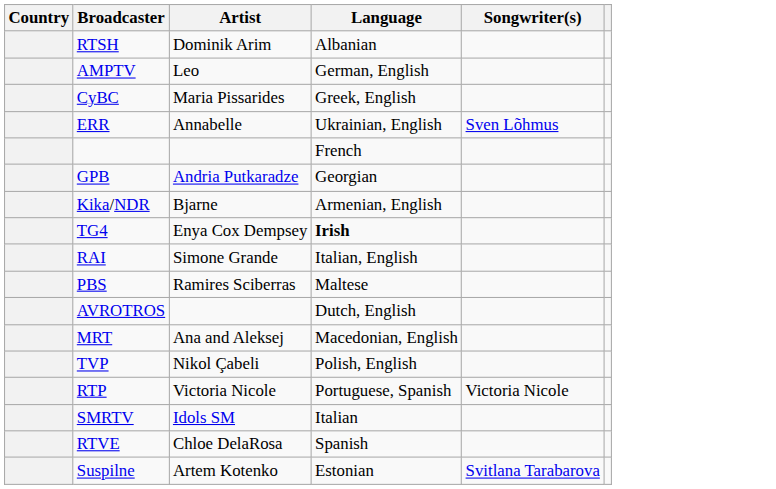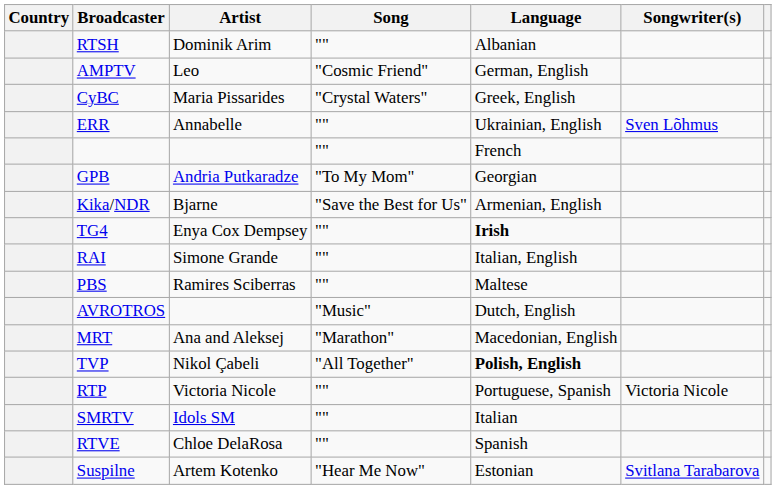+ column: (391, 17)
(366, 364) normal -> (528, 364) bold
